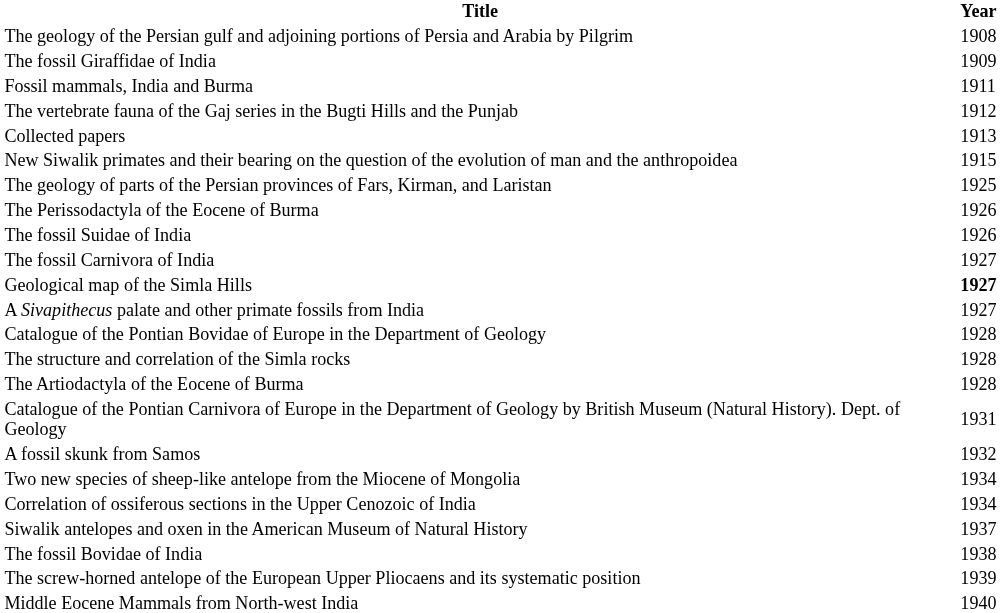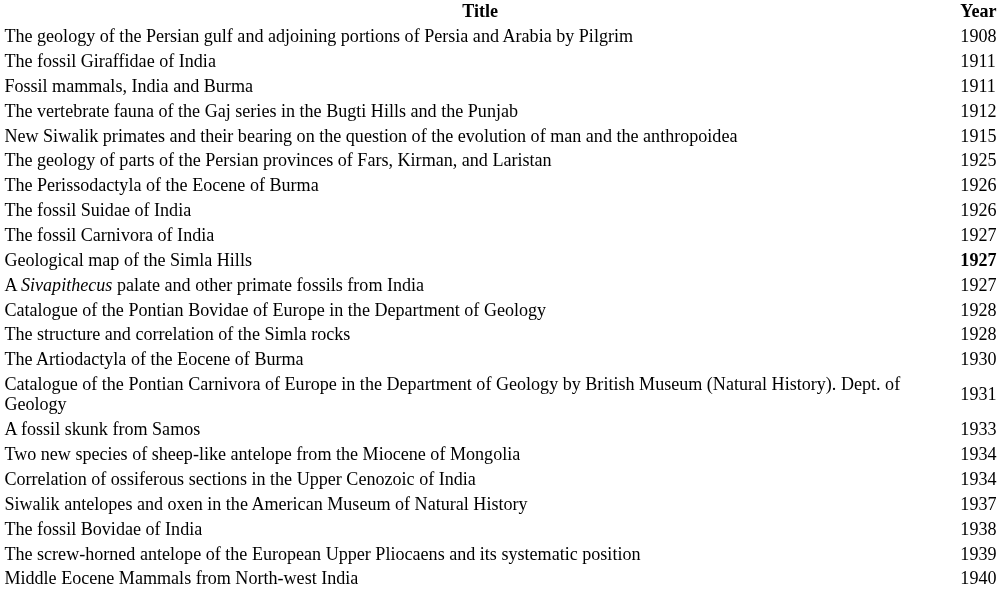(978, 61) 1909 -> (978, 61) 1911
- row: (65, 135)
(978, 384) 1928 -> (978, 359) 1930
(978, 454) 1932 -> (978, 429) 1933
